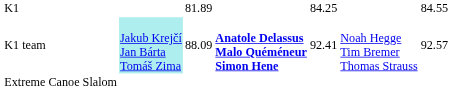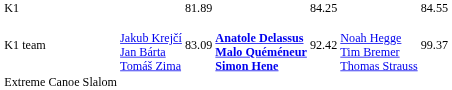(151, 52) paleturquoise background -> (151, 52) no background
(199, 45) 88.09 -> (199, 45) 83.09
(324, 45) 92.41 -> (324, 45) 92.42
(434, 45) 92.57 -> (434, 45) 99.37
